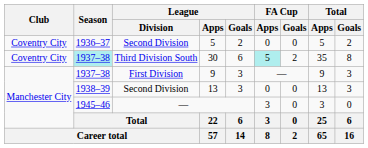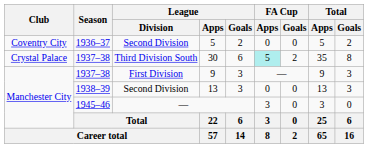(39, 58) Coventry City -> (39, 58) Crystal Palace
(93, 58) paleturquoise background -> (93, 58) no background
